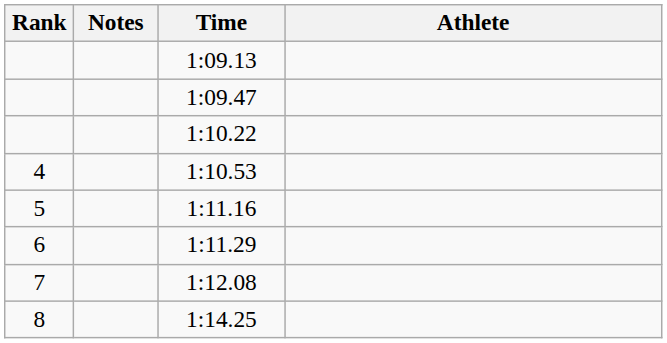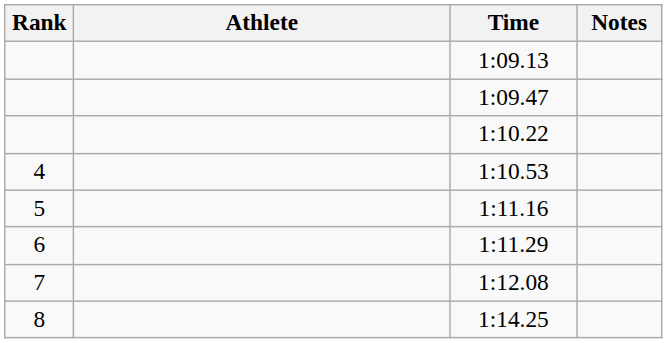columns swapped: (473, 23) <-> (116, 23)
